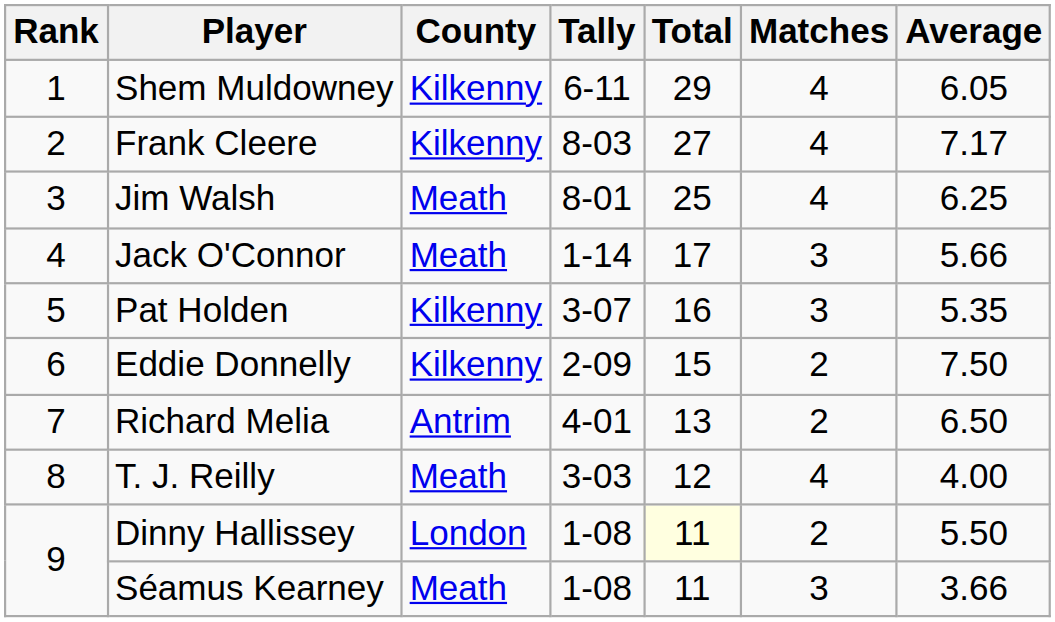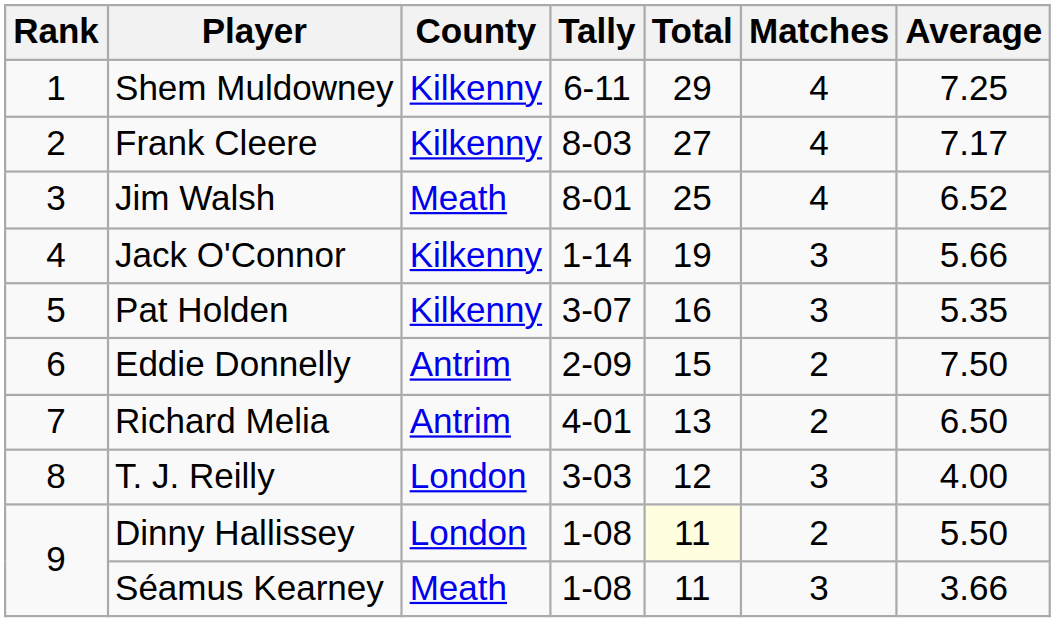(974, 87) 6.05 -> (974, 87) 7.25
(974, 198) 6.25 -> (974, 198) 6.52
(458, 254) Meath -> (476, 254) Kilkenny
(692, 254) 17 -> (692, 254) 19
(476, 365) Kilkenny -> (460, 365) Antrim
(458, 476) Meath -> (468, 476) London
(819, 476) 4 -> (819, 476) 3
